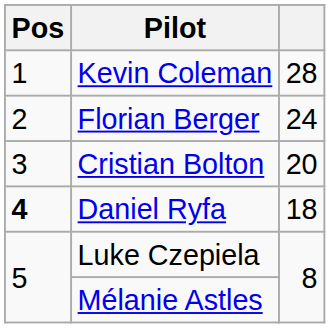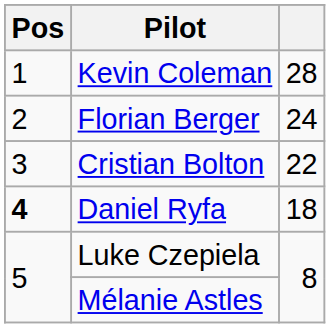(302, 164) 20 -> (302, 164) 22
